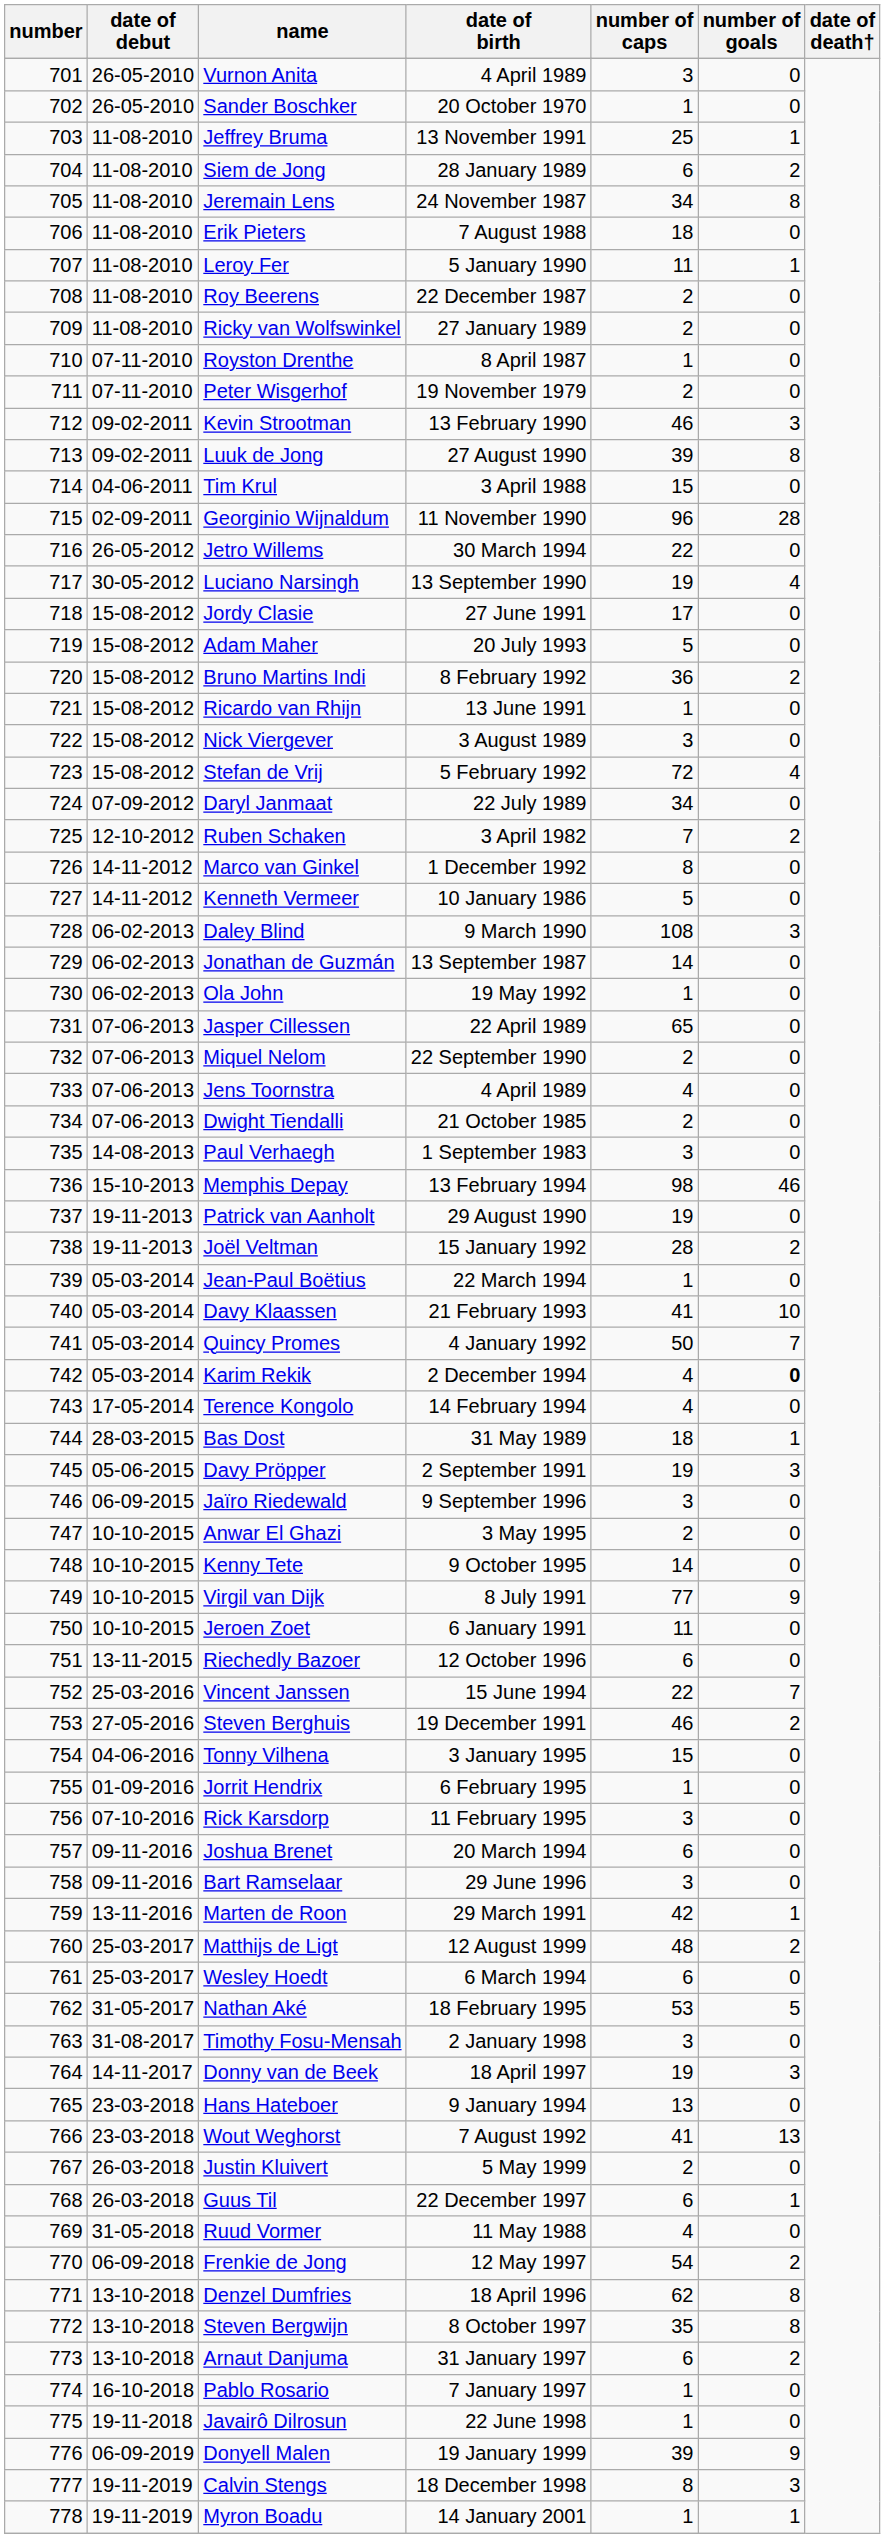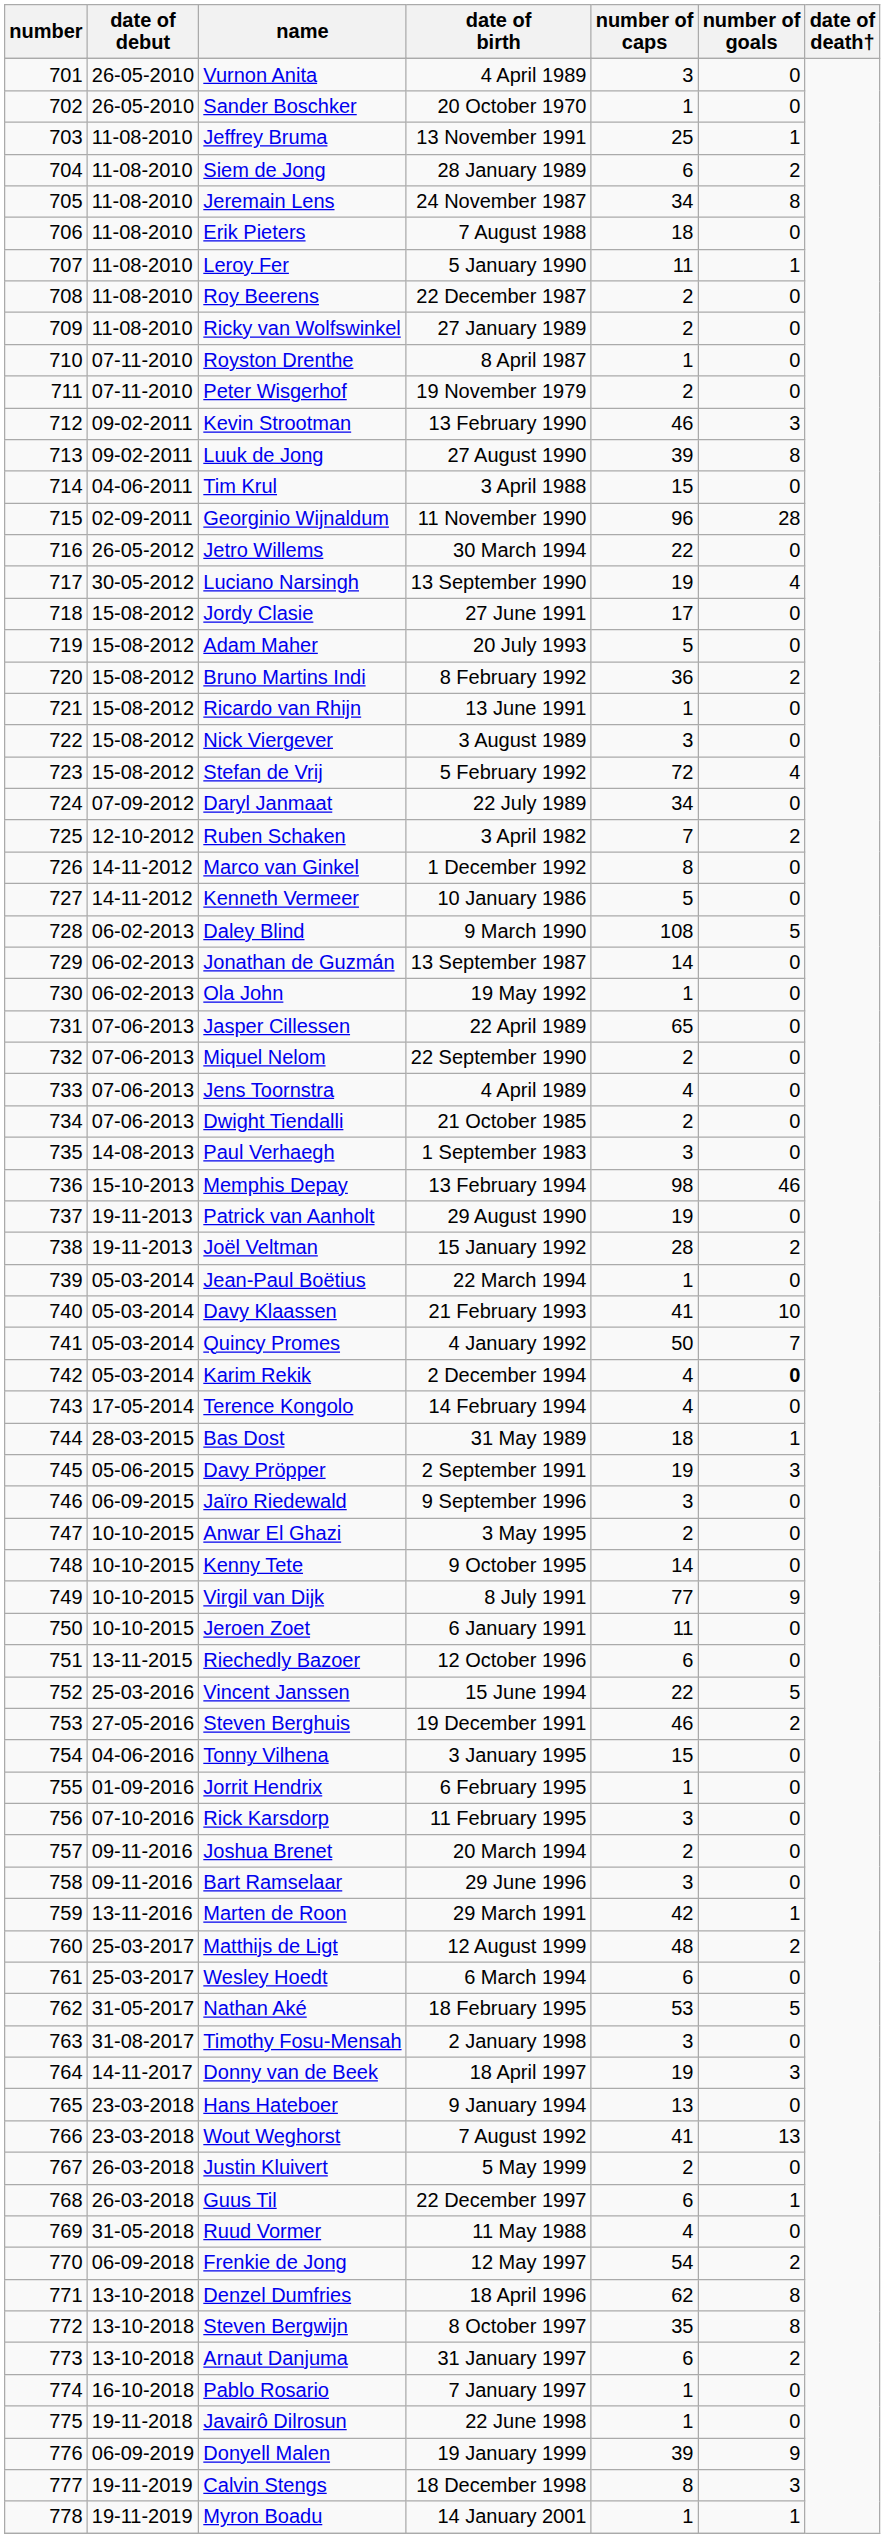(795, 930) 3 -> (795, 930) 5
(795, 1692) 7 -> (795, 1692) 5
(688, 1850) 6 -> (688, 1850) 2
